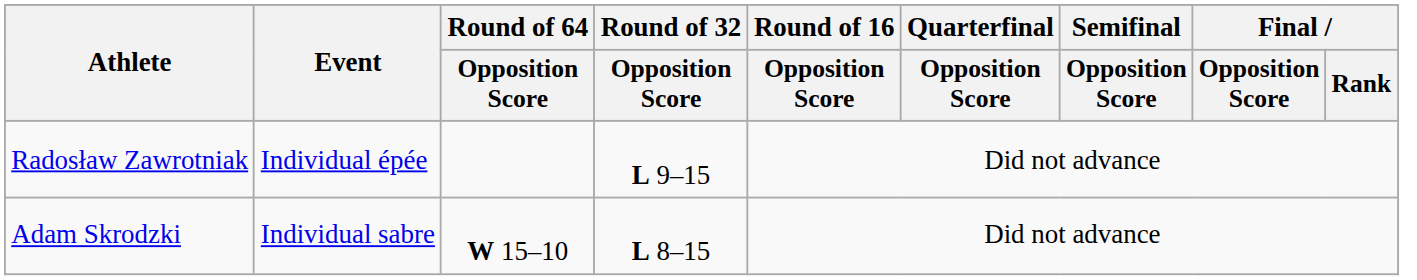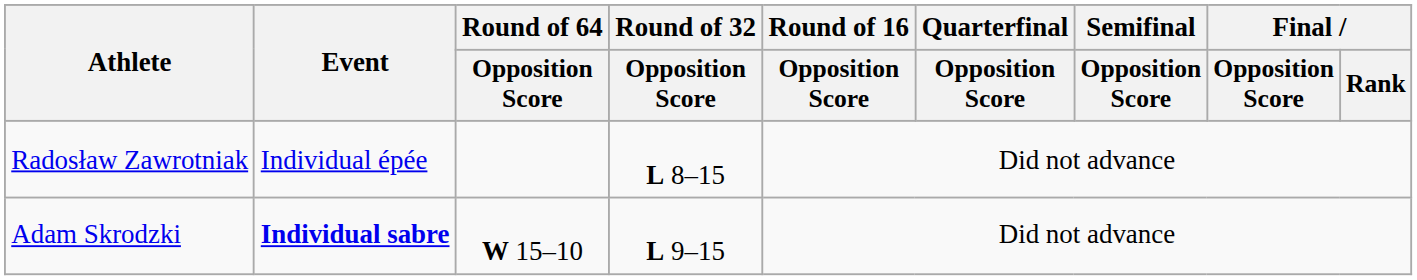(671, 175) L 9–15 -> (686, 175) L 8–15
(348, 235) normal -> (355, 235) bold
(671, 251) L 8–15 -> (686, 251) L 9–15
